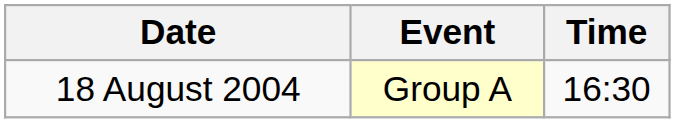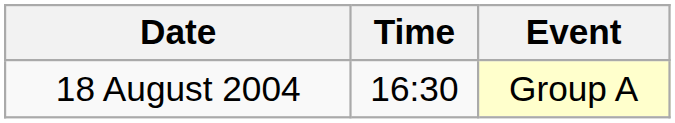columns swapped: (607, 32) <-> (447, 32)
